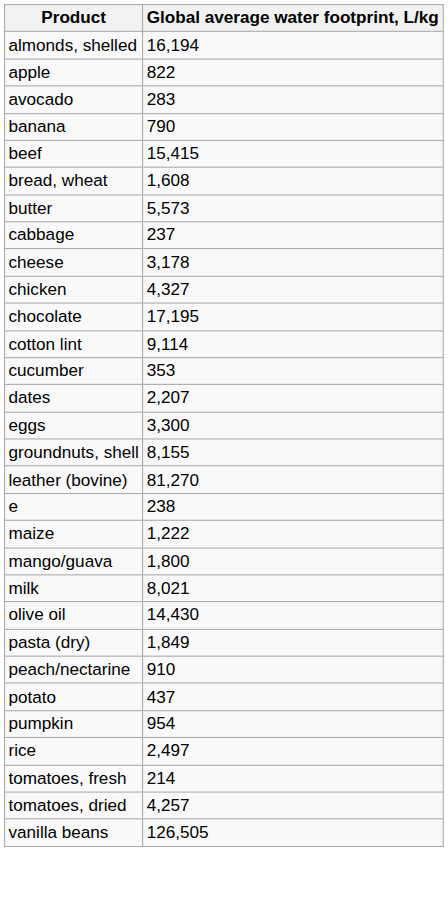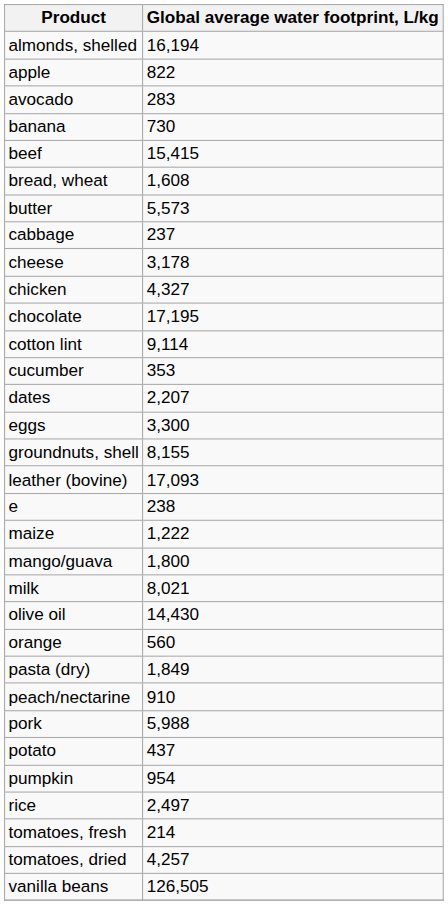(161, 126) 790 -> (161, 126) 730
(173, 479) 81,270 -> (173, 479) 17,093
+ row: (35, 642)
+ row: (25, 724)
